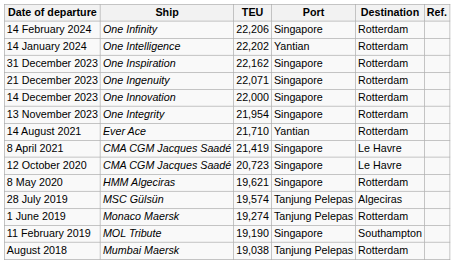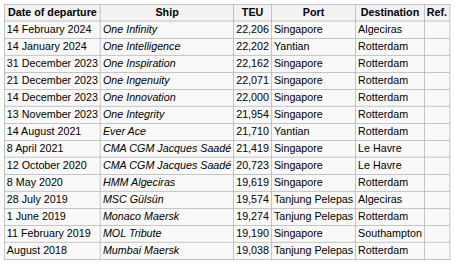(383, 30) Rotterdam -> (380, 30) Algeciras
(253, 183) 19,621 -> (253, 183) 19,619
